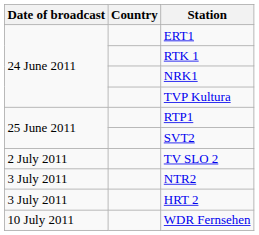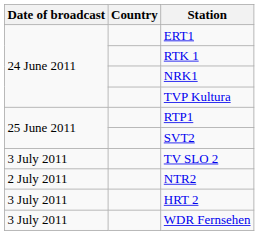(37, 158) 2 July 2011 -> (37, 158) 3 July 2011
(37, 179) 3 July 2011 -> (37, 179) 2 July 2011
(41, 220) 10 July 2011 -> (37, 220) 3 July 2011
